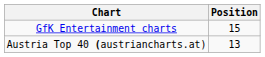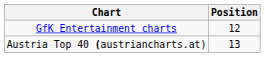(234, 28) 15 -> (234, 28) 12
